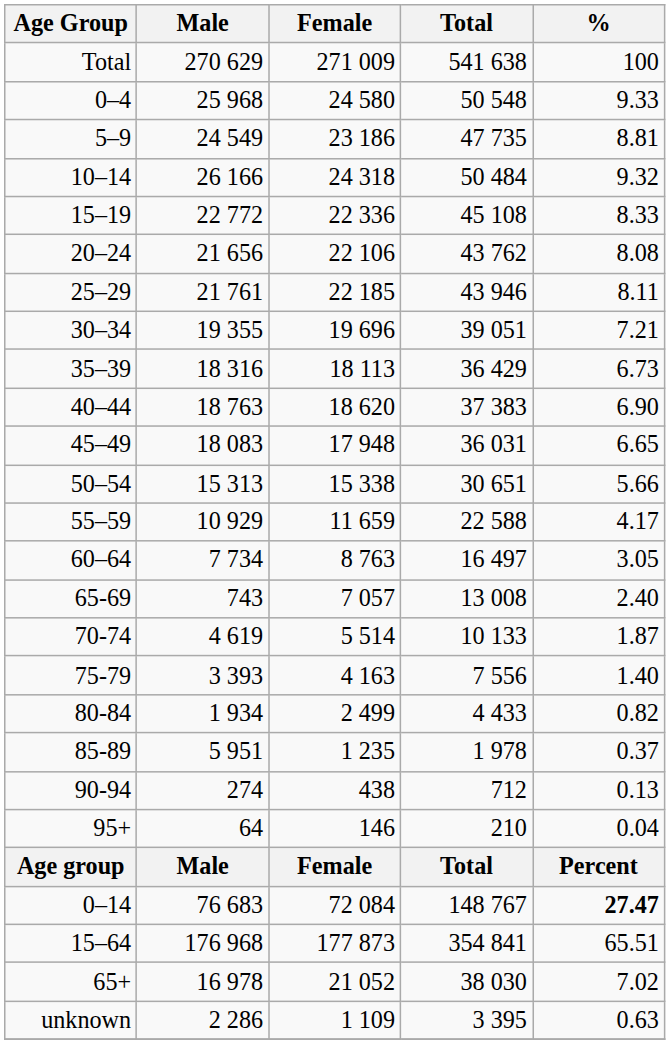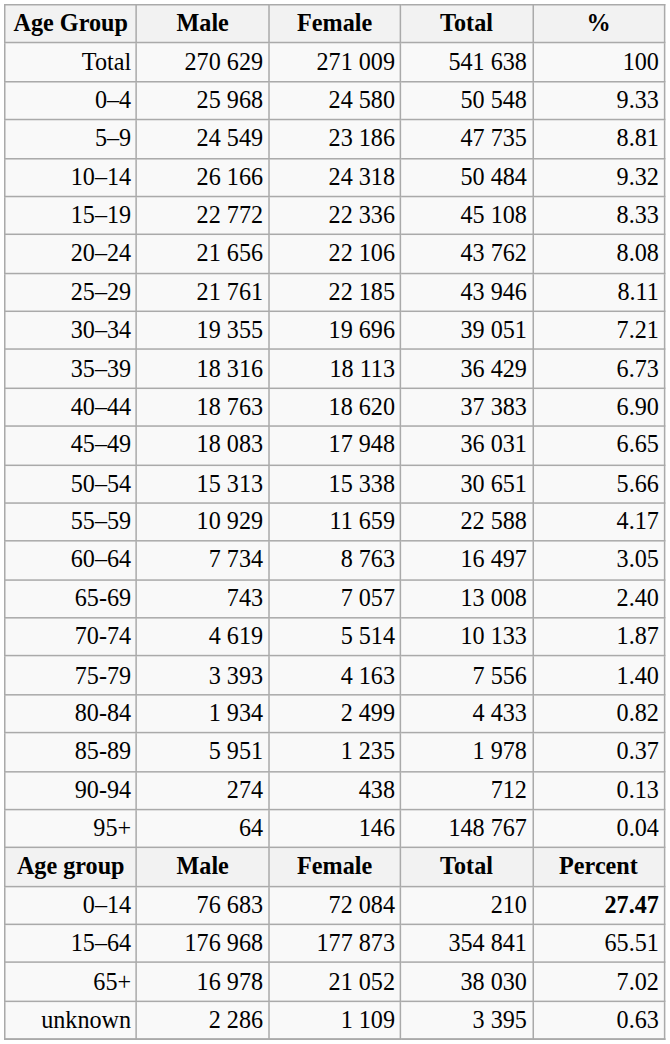(509, 828) 210 -> (488, 828) 148 767
(488, 904) 148 767 -> (509, 904) 210
